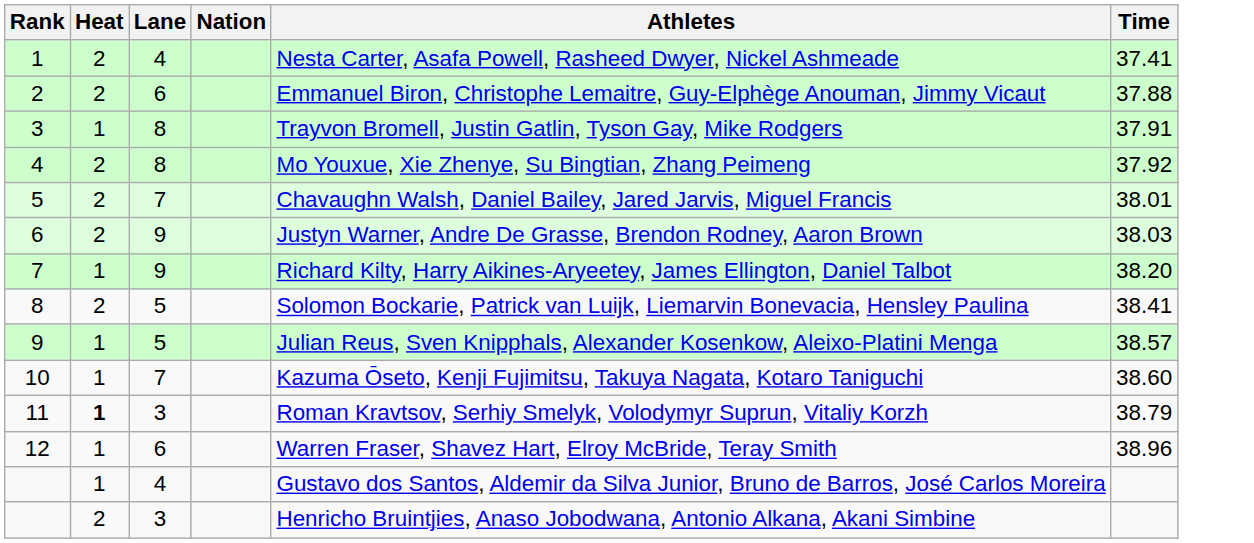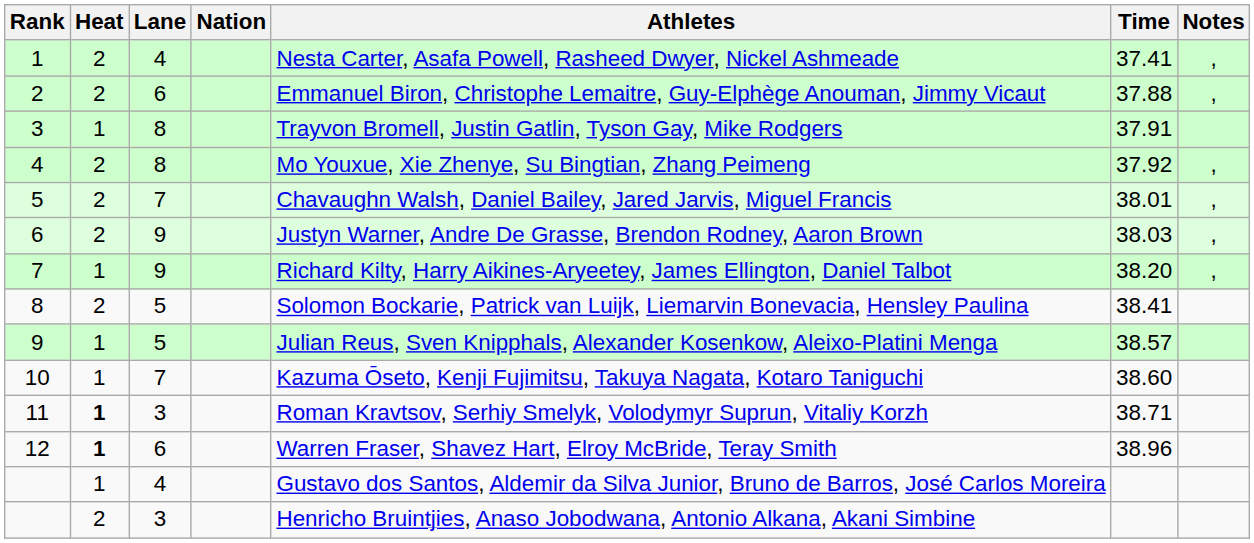+ column: (1214, 22)
(1144, 413) 38.79 -> (1144, 413) 38.71
(99, 448) normal -> (99, 448) bold
